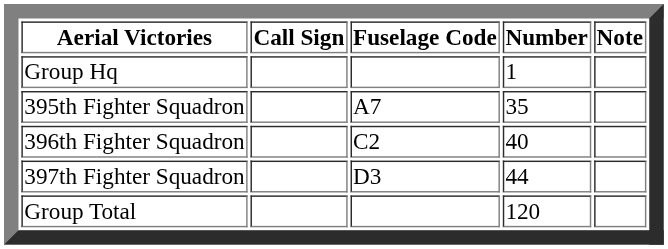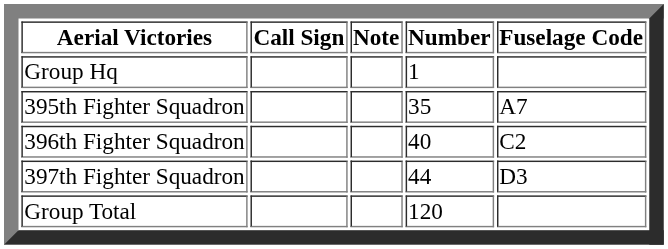columns swapped: (425, 37) <-> (620, 37)
